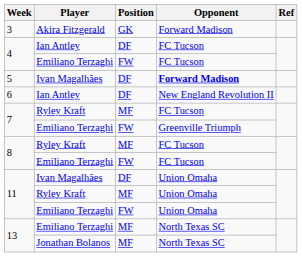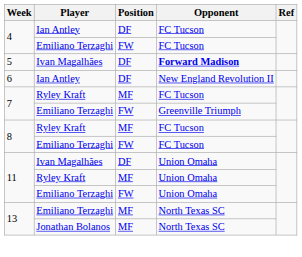- row: (9, 29)
